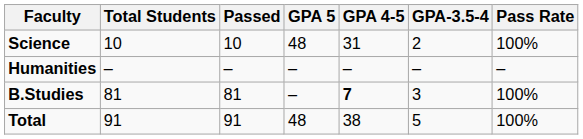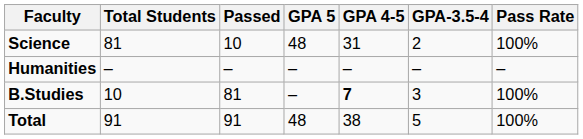(113, 43) 10 -> (113, 43) 81
(113, 95) 81 -> (113, 95) 10
